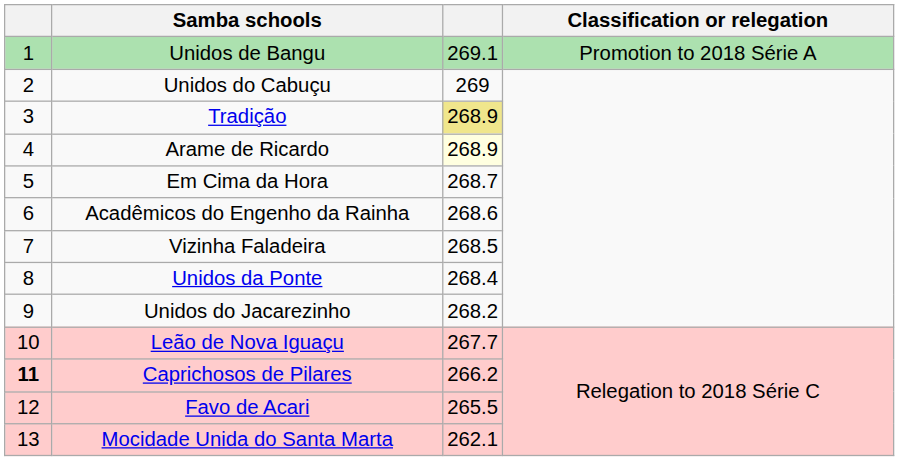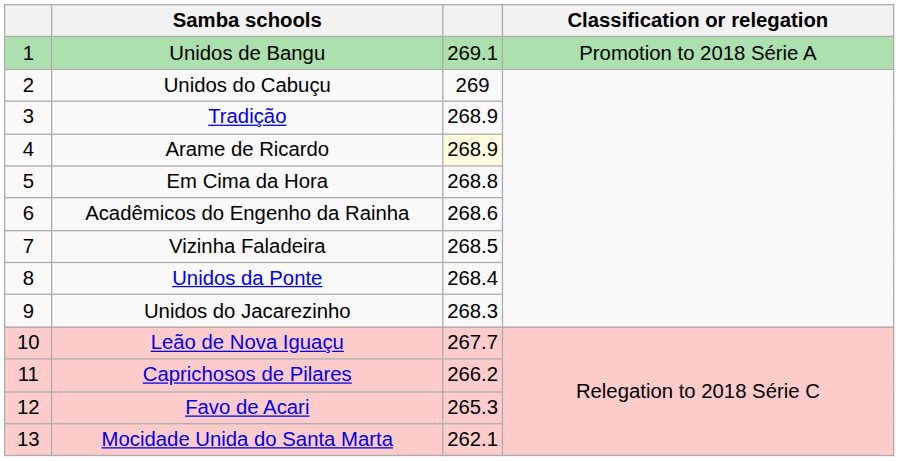(473, 117) khaki background -> (473, 117) no background
(473, 181) 268.7 -> (473, 181) 268.8
(473, 310) 268.2 -> (473, 310) 268.3
(28, 375) bold -> (28, 375) normal
(473, 407) 265.5 -> (473, 407) 265.3
